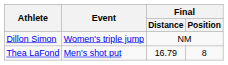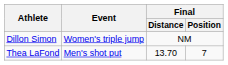(166, 53) 16.79 -> (166, 53) 13.70
(204, 53) 8 -> (204, 53) 7
